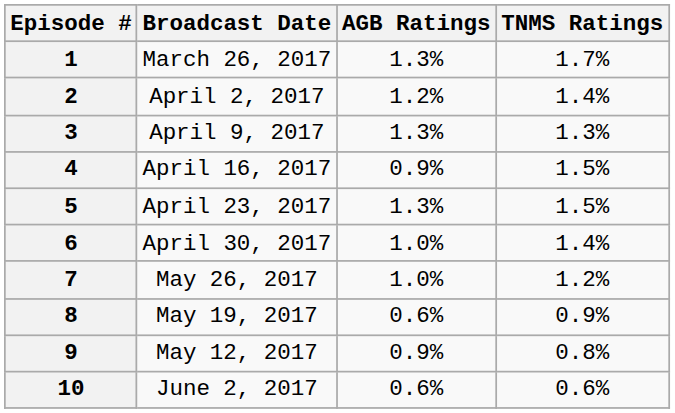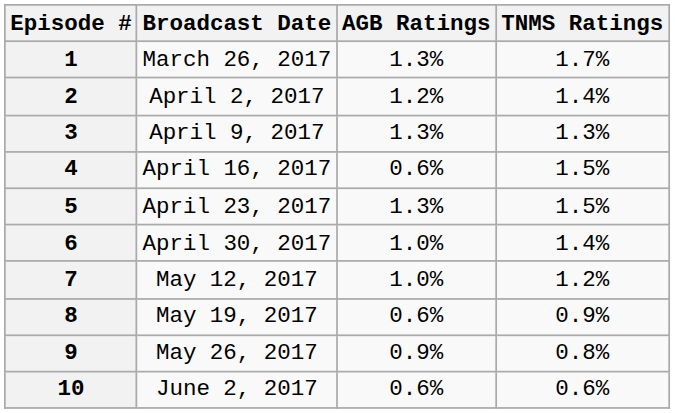(416, 170) 0.9% -> (416, 170) 0.6%
(237, 280) May 26, 2017 -> (237, 280) May 12, 2017
(237, 353) May 12, 2017 -> (237, 353) May 26, 2017
